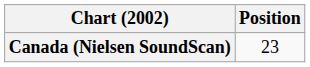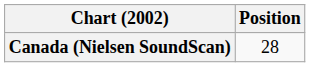(270, 47) 23 -> (270, 47) 28
